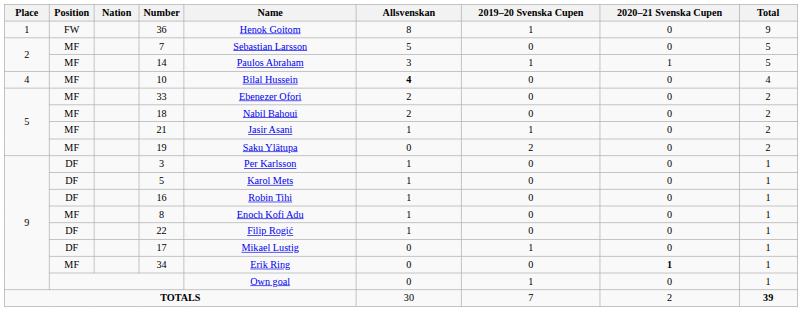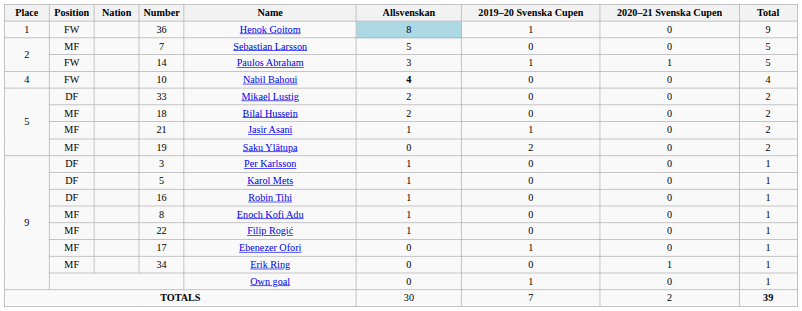(409, 29) no background -> (409, 29) lightblue background
(72, 63) MF -> (72, 63) FW
(72, 80) MF -> (72, 80) FW
(270, 80) Bilal Hussein -> (270, 80) Nabil Bahoui
(72, 97) MF -> (72, 97) DF
(270, 97) Ebenezer Ofori -> (270, 97) Mikael Lustig
(270, 113) Nabil Bahoui -> (270, 113) Bilal Hussein
(72, 231) DF -> (72, 231) MF
(72, 248) DF -> (72, 248) MF
(270, 248) Mikael Lustig -> (270, 248) Ebenezer Ofori
(670, 264) bold -> (670, 264) normal
